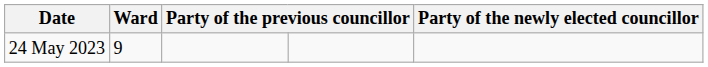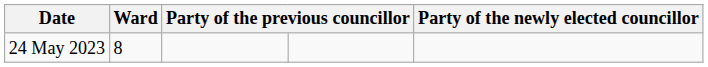(118, 47) 9 -> (118, 47) 8
